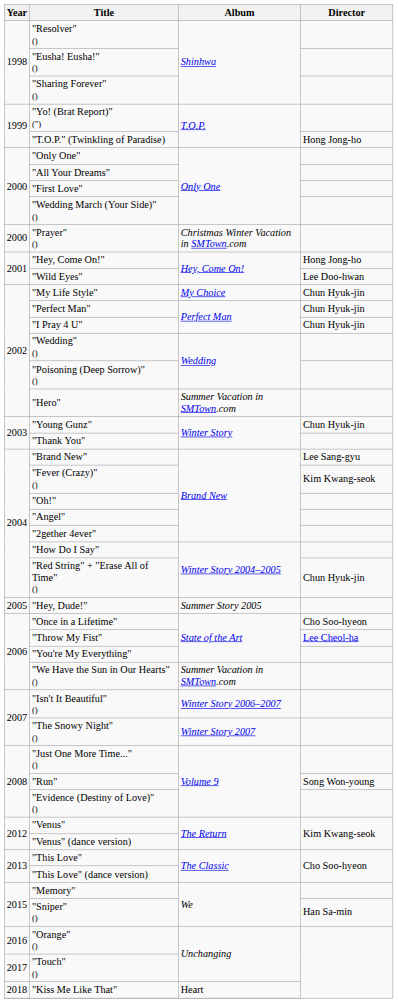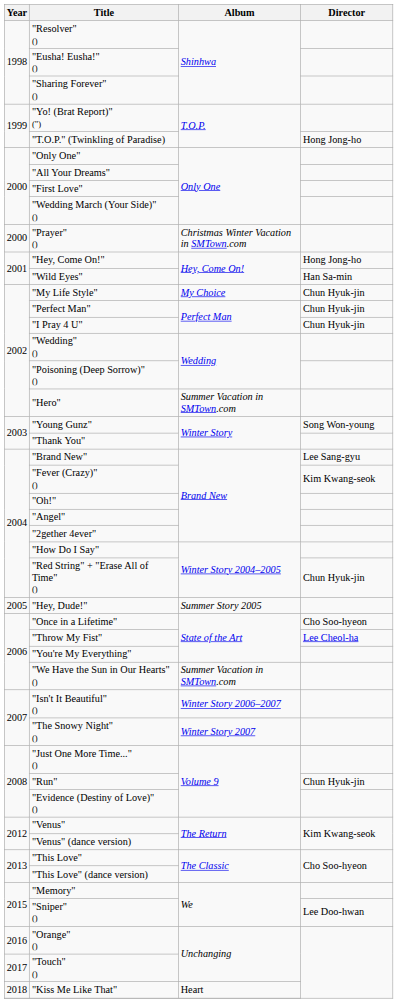(334, 276) Lee Doo-hwan -> (328, 276) Han Sa-min
(334, 424) Chun Hyuk-jin -> (339, 424) Song Won-young
(339, 781) Song Won-young -> (334, 781) Chun Hyuk-jin
(328, 912) Han Sa-min -> (334, 912) Lee Doo-hwan
